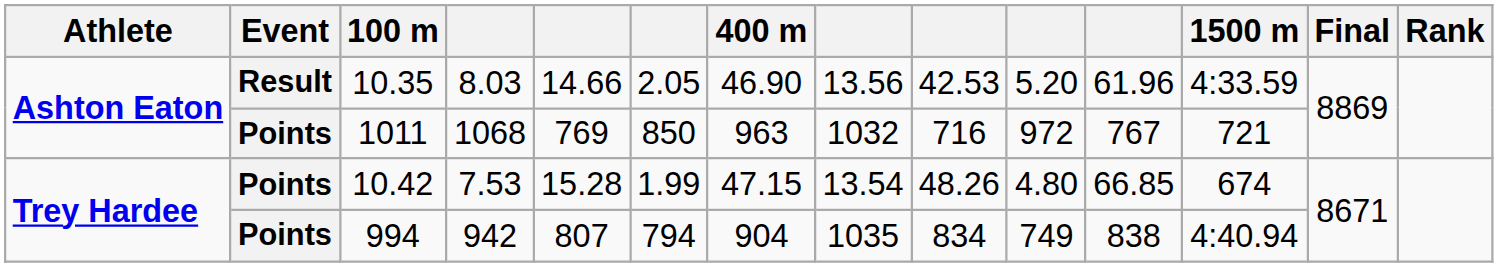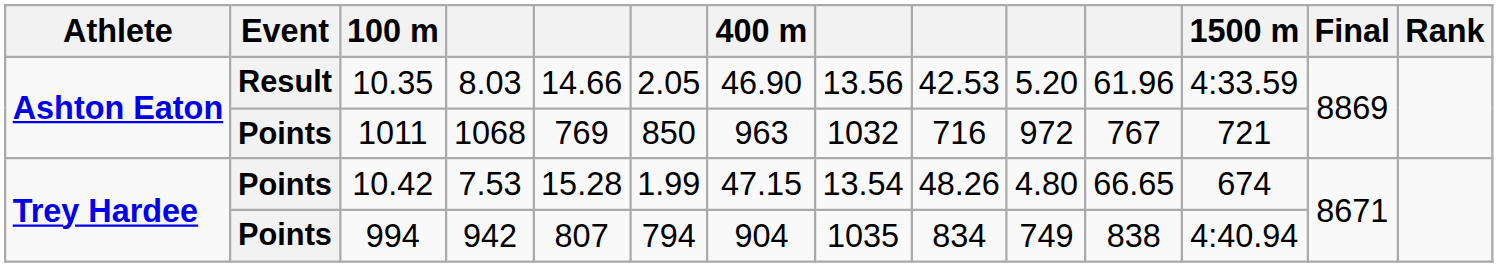(1134, 185) 66.85 -> (1134, 185) 66.65
